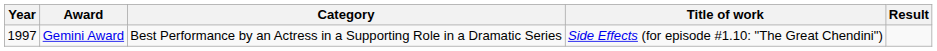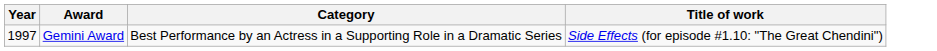- column: (909, 14)
